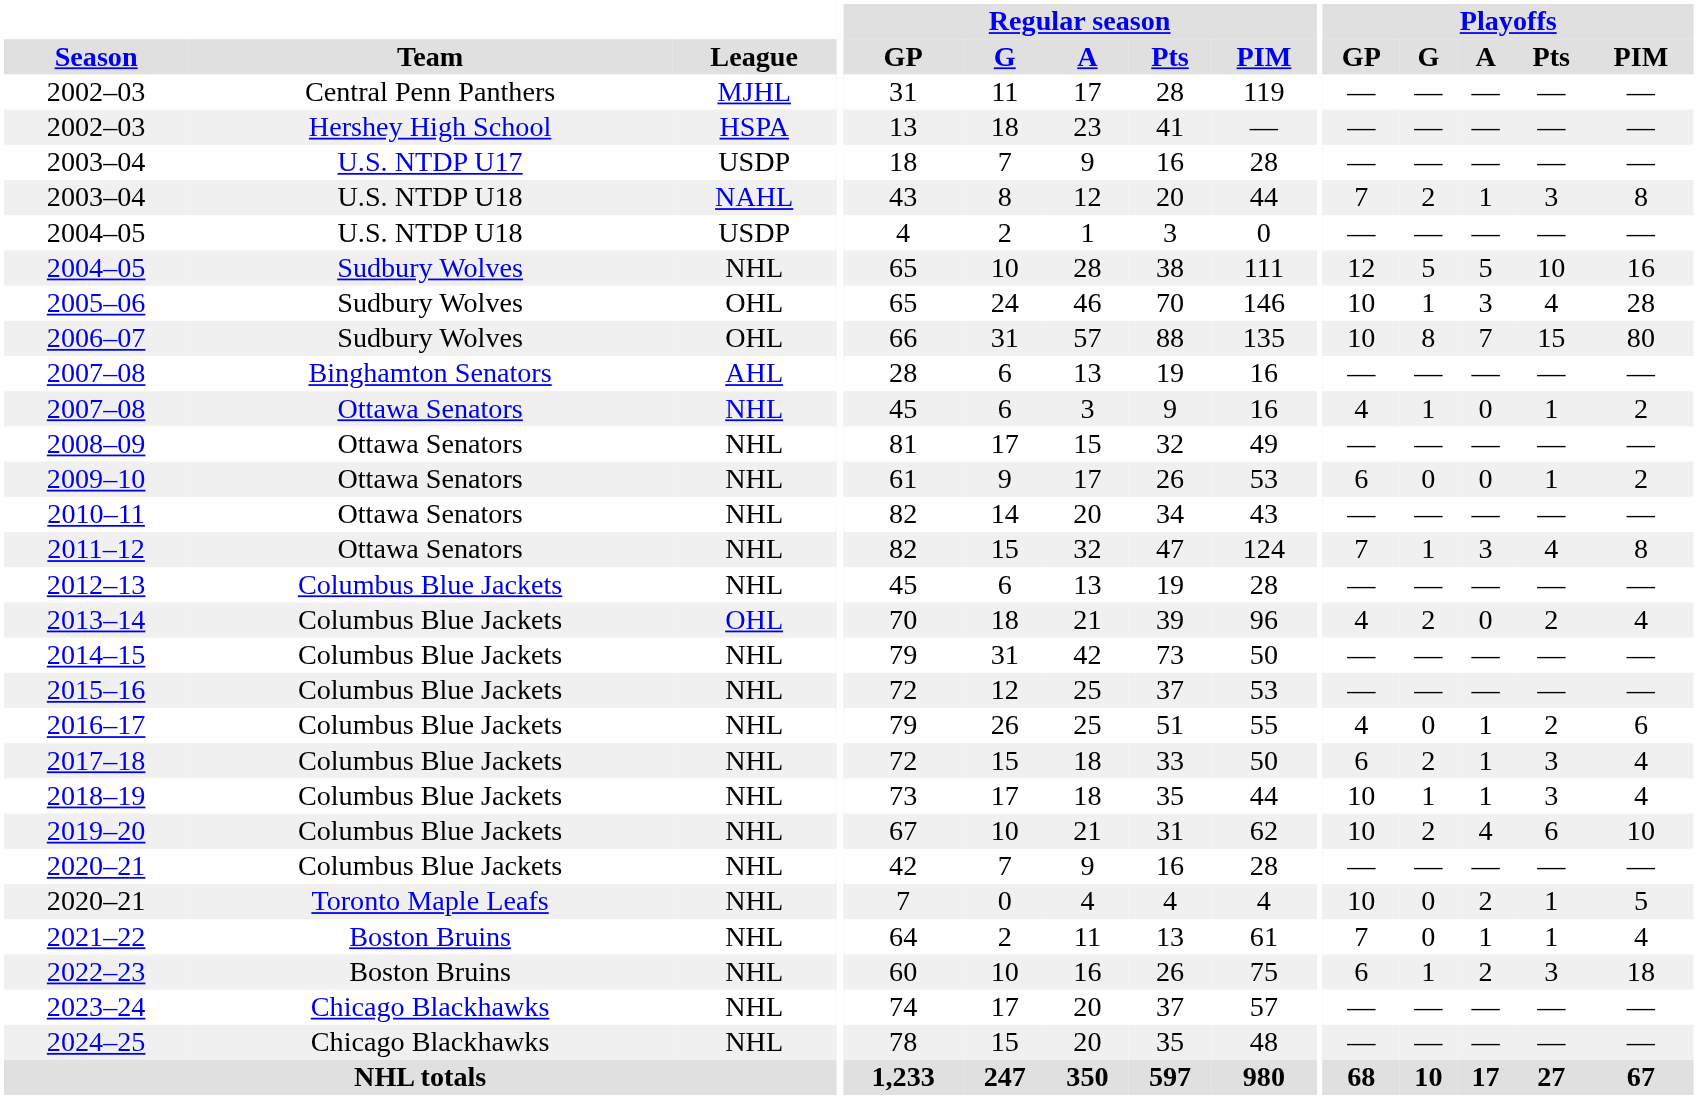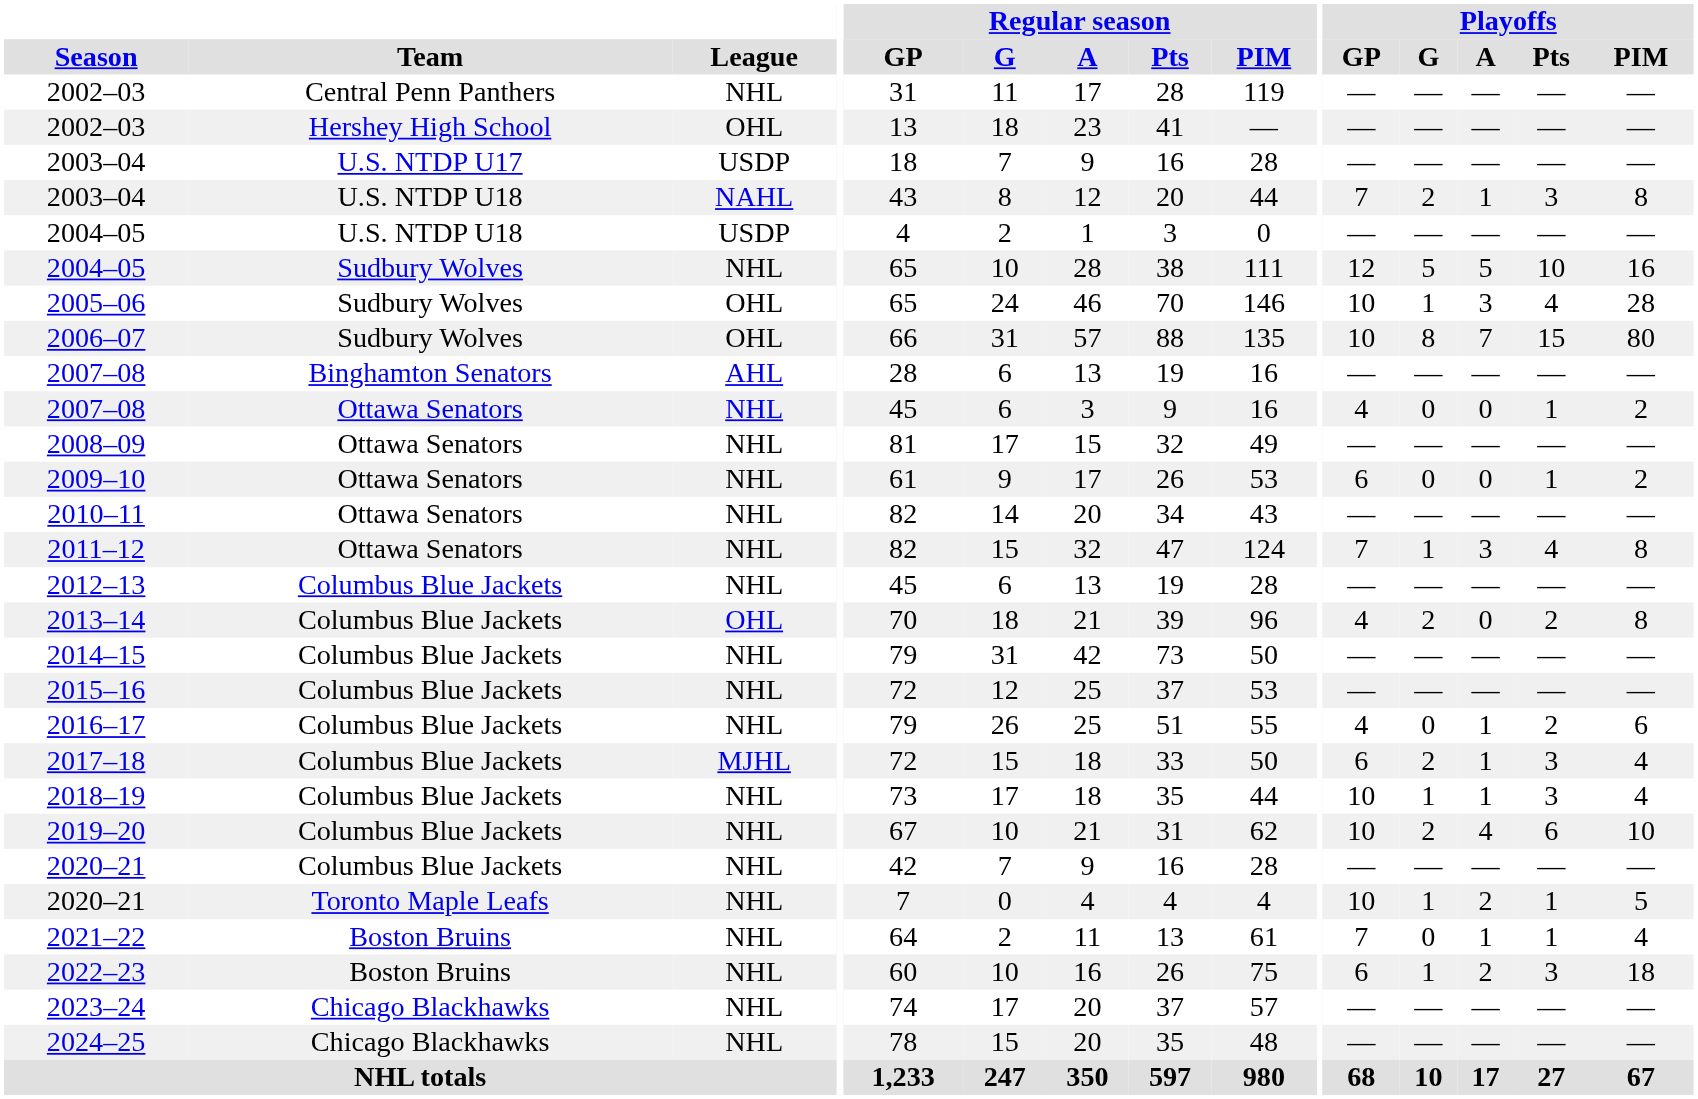(754, 91) MJHL -> (754, 91) NHL
(754, 126) HSPA -> (754, 126) OHL
(1428, 408) 1 -> (1428, 408) 0
(1641, 619) 4 -> (1641, 619) 8
(754, 760) NHL -> (754, 760) MJHL
(1428, 901) 0 -> (1428, 901) 1
